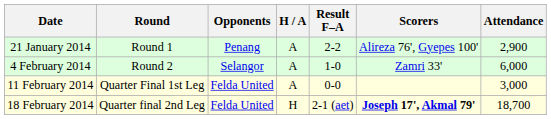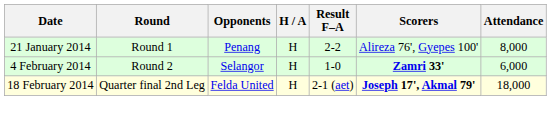(293, 47) A -> (293, 47) H
(514, 47) 2,900 -> (514, 47) 8,000
(293, 66) A -> (293, 66) H
(419, 66) normal -> (419, 66) bold
- row: (50, 85)
(514, 104) 18,700 -> (514, 85) 18,000
